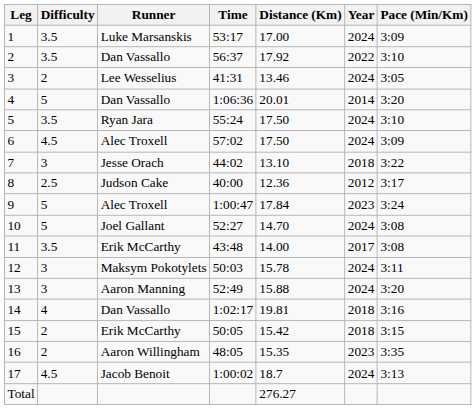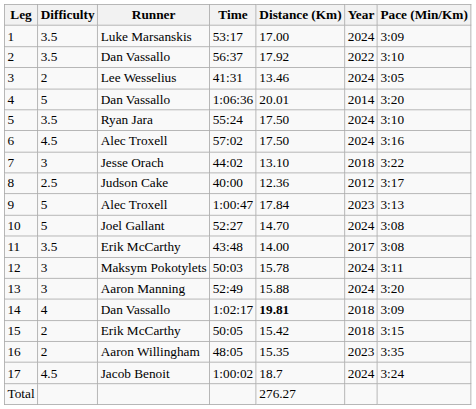(392, 141) 3:09 -> (392, 141) 3:16
(392, 204) 3:24 -> (392, 204) 3:13
(274, 309) normal -> (274, 309) bold
(392, 309) 3:16 -> (392, 309) 3:09
(392, 373) 3:13 -> (392, 373) 3:24
